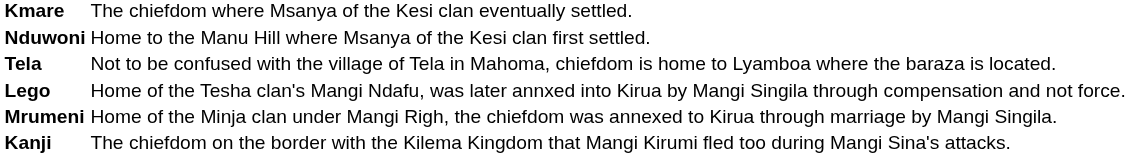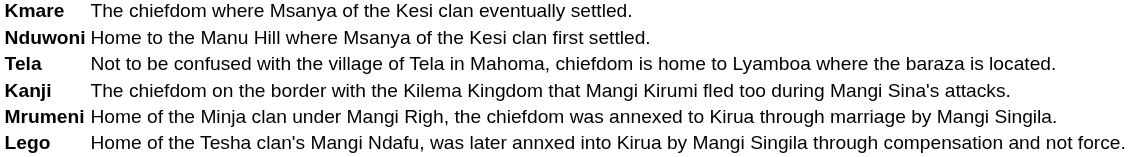rows swapped: (28, 90) <-> (28, 143)
